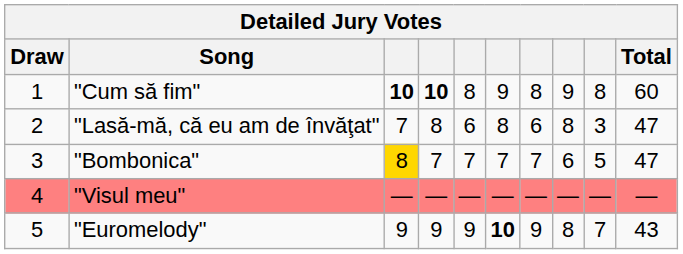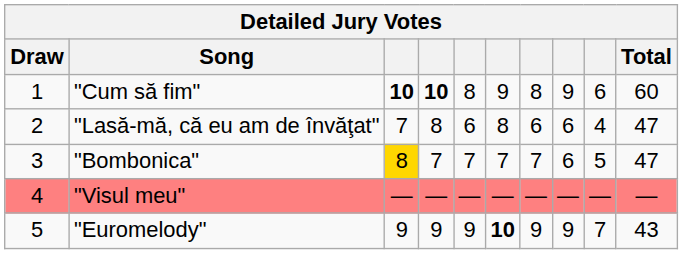(600, 91) 8 -> (600, 91) 6
(568, 126) 8 -> (568, 126) 6
(600, 126) 3 -> (600, 126) 4
(568, 230) 8 -> (568, 230) 9
